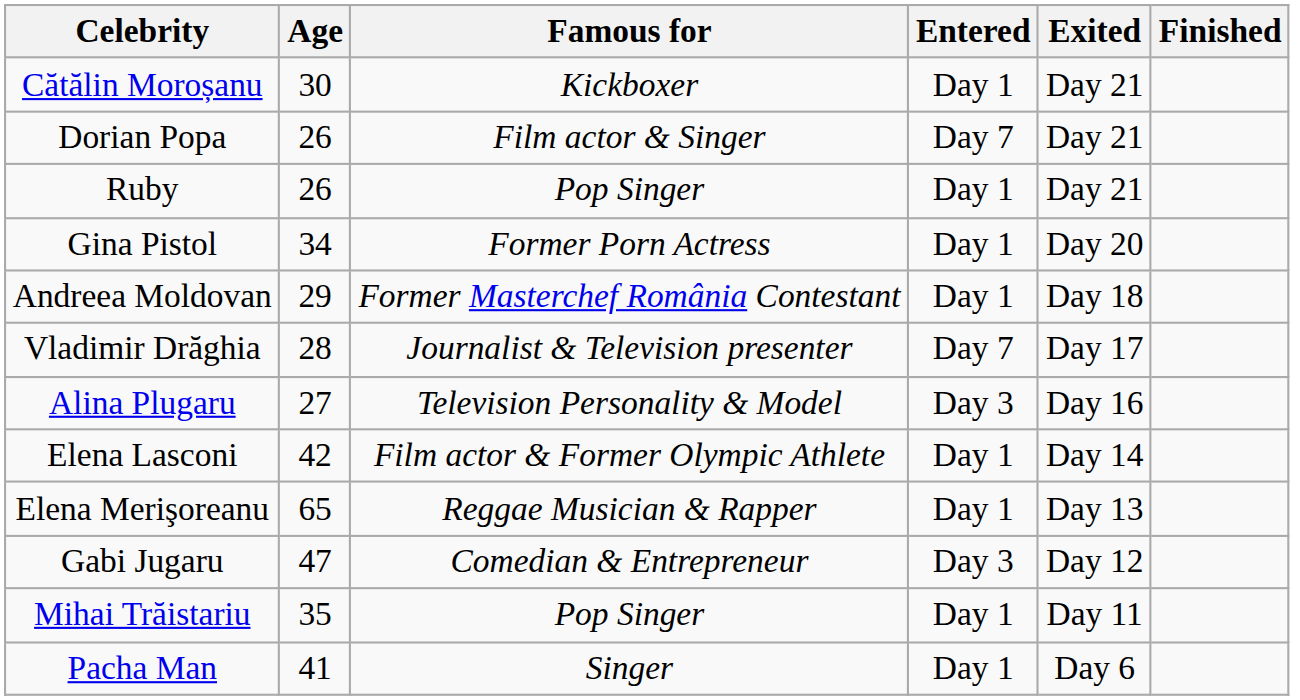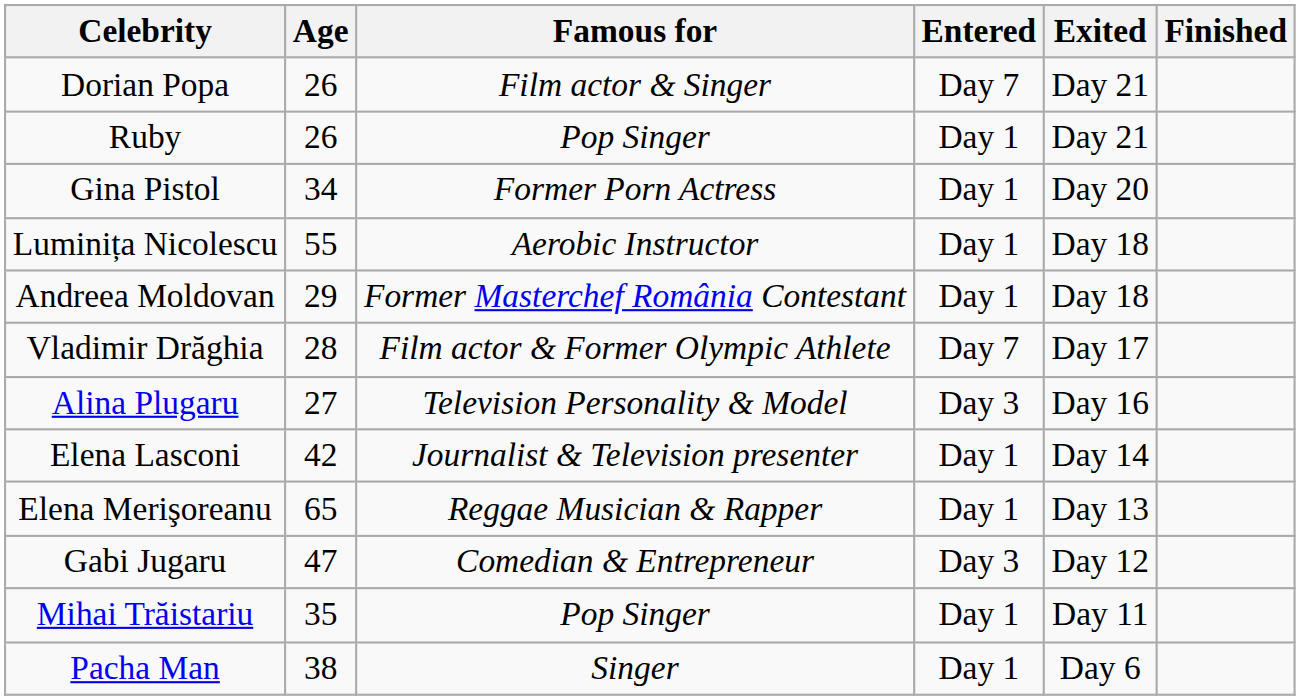- row: (142, 84)
+ row: (145, 243)
(629, 349) Journalist & Television presenter -> (635, 349) Film actor & Former Olympic Athlete
(629, 455) Film actor & Former Olympic Athlete -> (635, 455) Journalist & Television presenter
(315, 667) 41 -> (321, 667) 38
